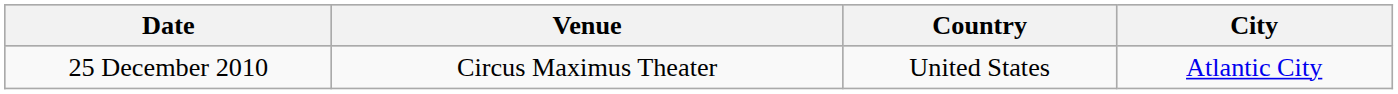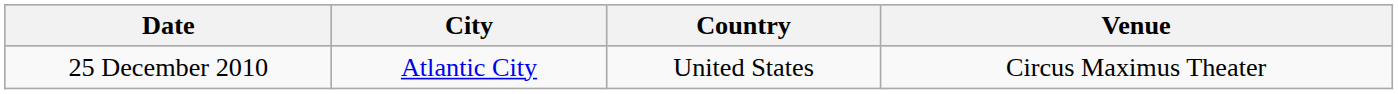columns swapped: (1254, 25) <-> (587, 25)
